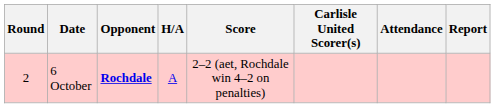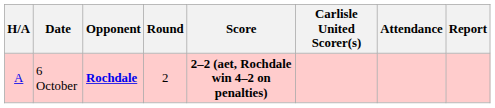columns swapped: (26, 29) <-> (173, 29)
(240, 78) normal -> (241, 78) bold
